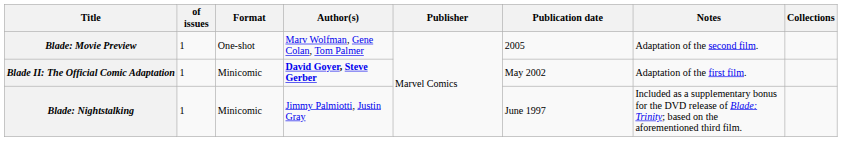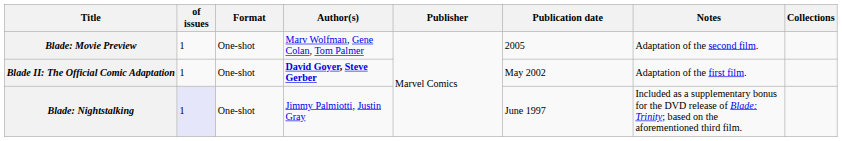(240, 72) Minicomic -> (236, 72) One-shot
(182, 111) no background -> (182, 111) lavender background
(240, 111) Minicomic -> (236, 111) One-shot
